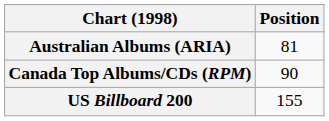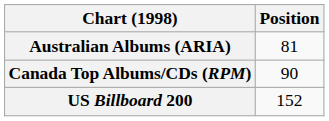(289, 101) 155 -> (289, 101) 152
